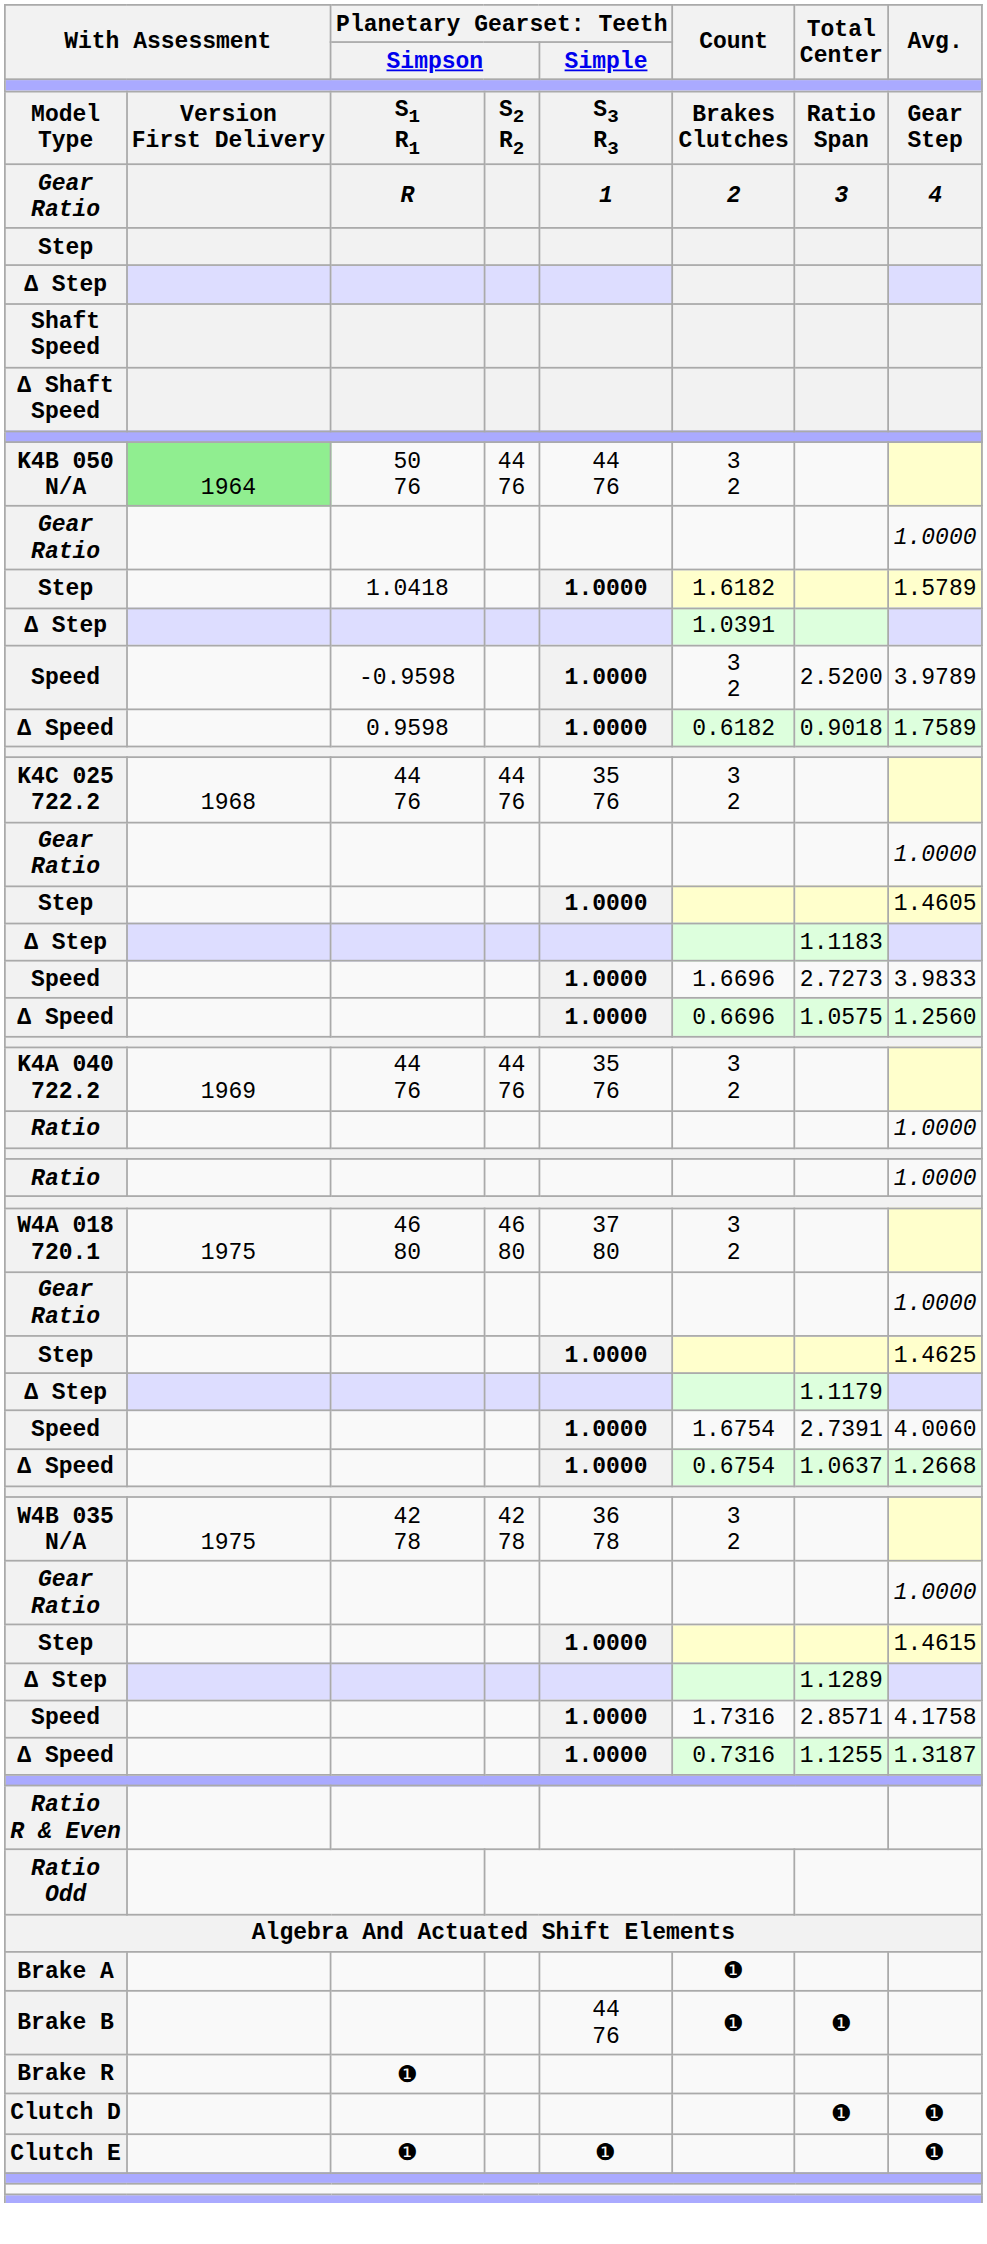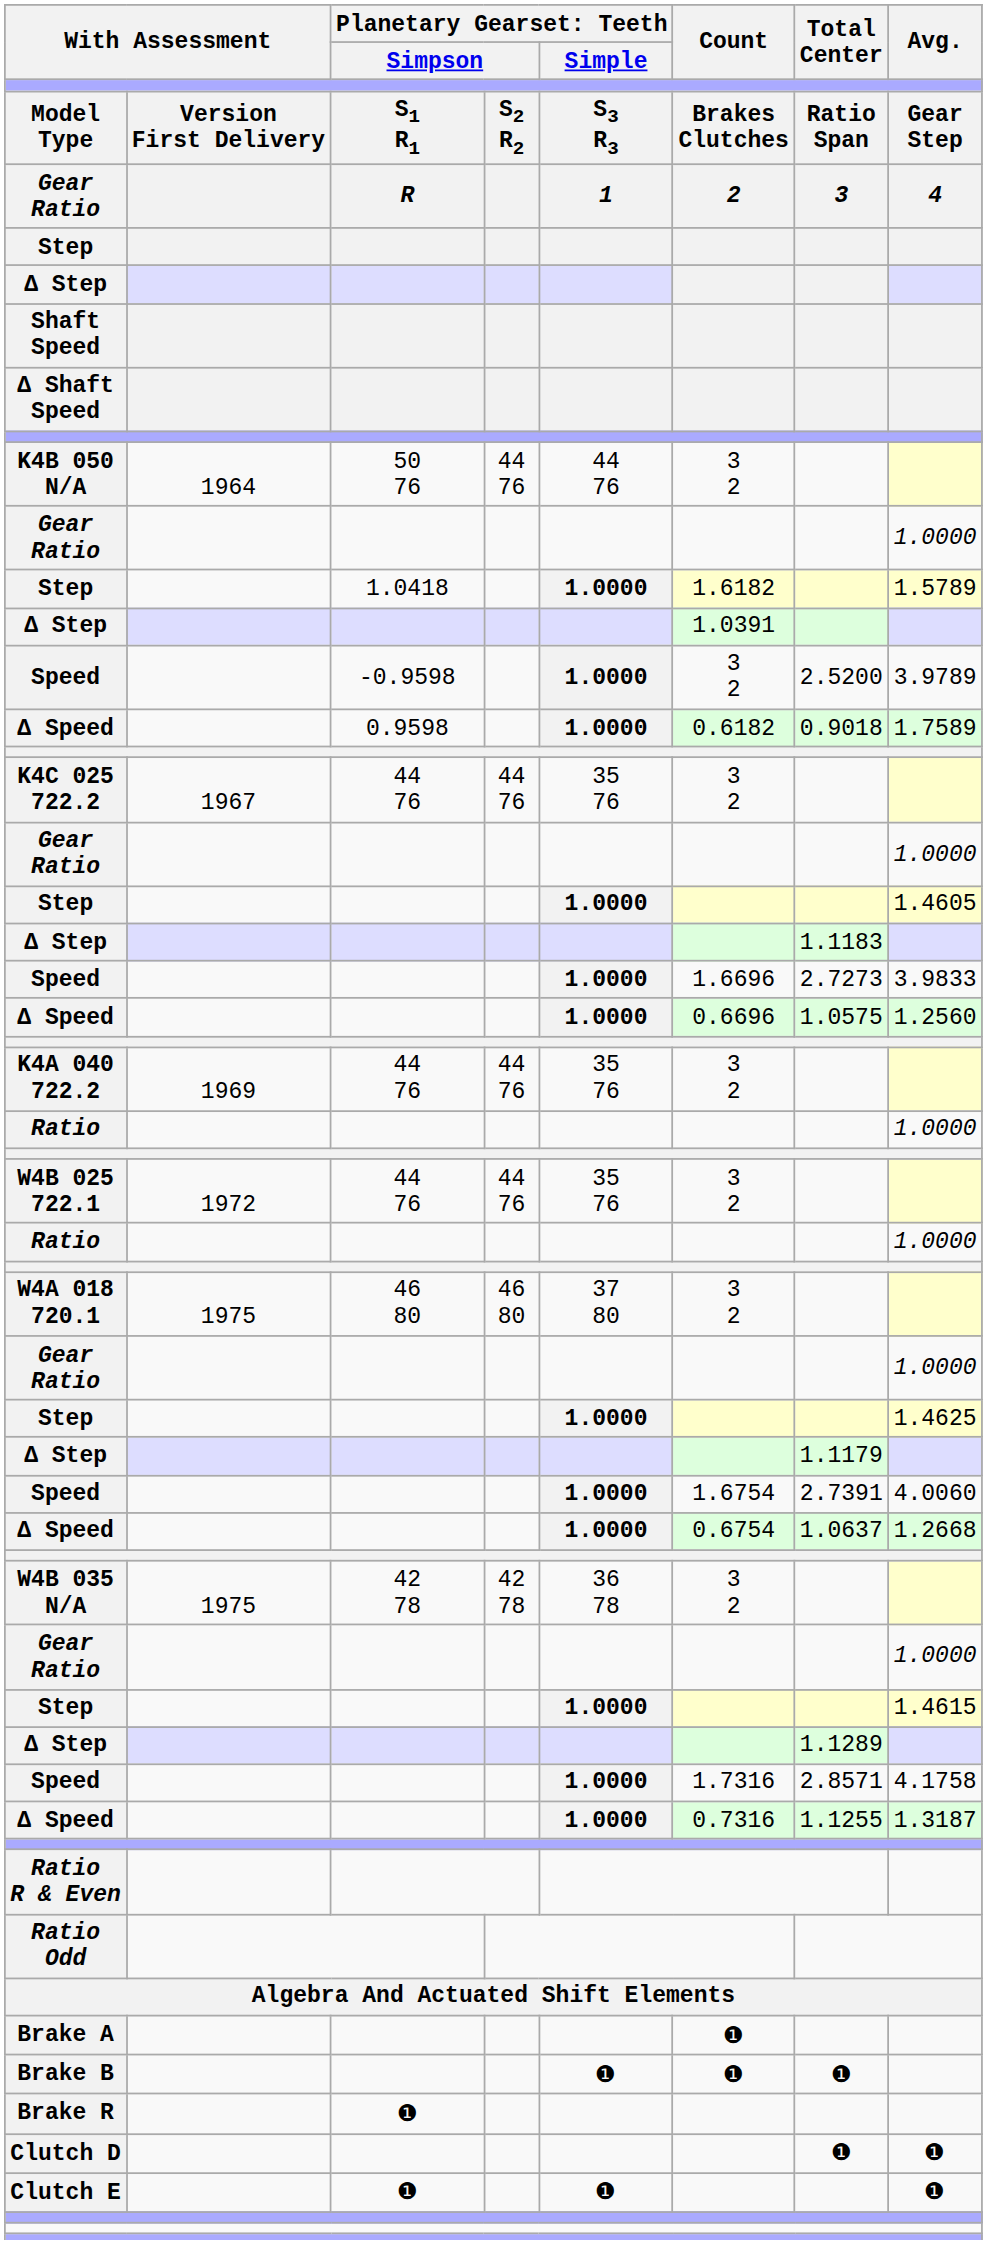(228, 487) lightgreen background -> (228, 487) no background
(228, 803) 1968 -> (228, 803) 1967
+ row: (66, 1191)
(606, 2023) 44 76 -> (606, 2075) ❶
